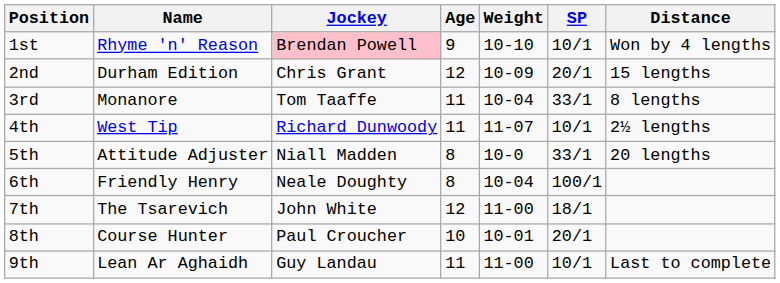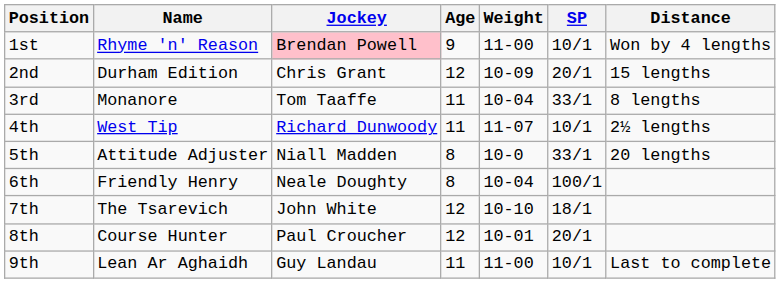(509, 46) 10-10 -> (509, 46) 11-00
(509, 210) 11-00 -> (509, 210) 10-10
(455, 237) 10 -> (455, 237) 12
